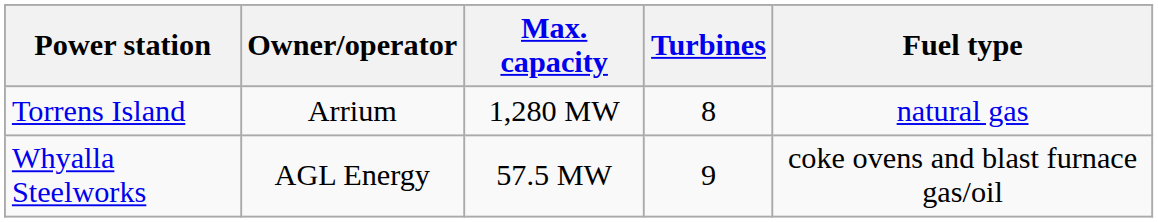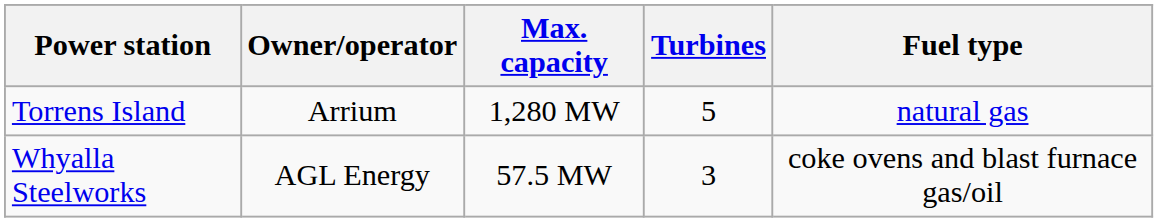(709, 110) 8 -> (709, 110) 5
(709, 175) 9 -> (709, 175) 3
